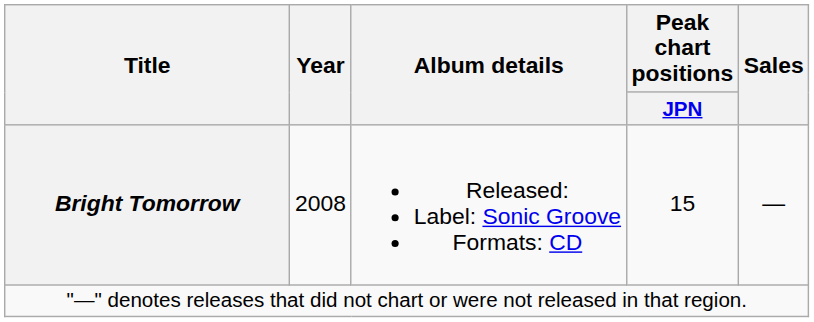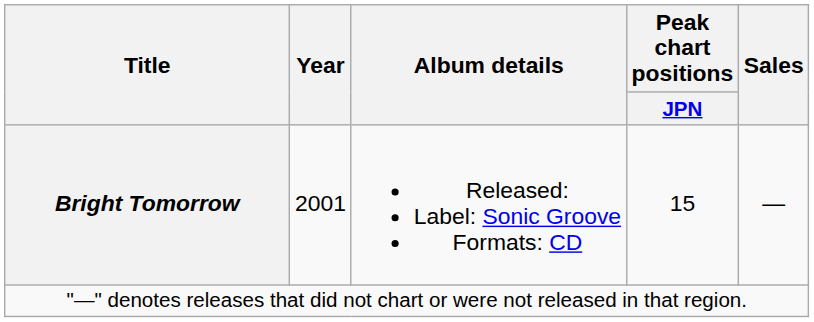(321, 204) 2008 -> (321, 204) 2001
